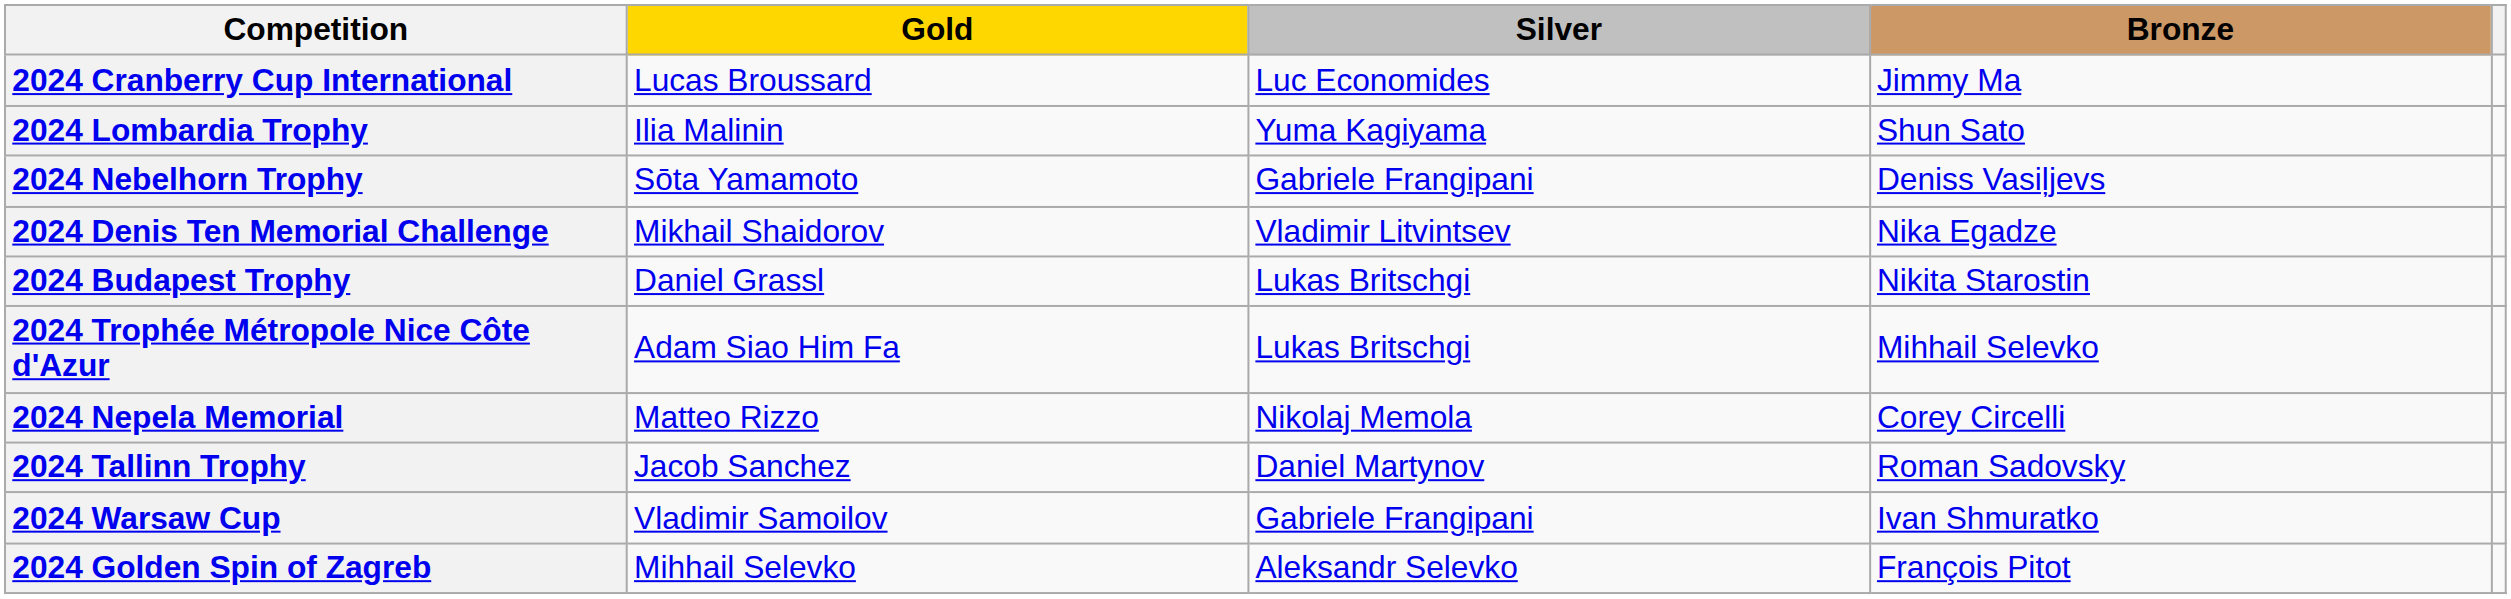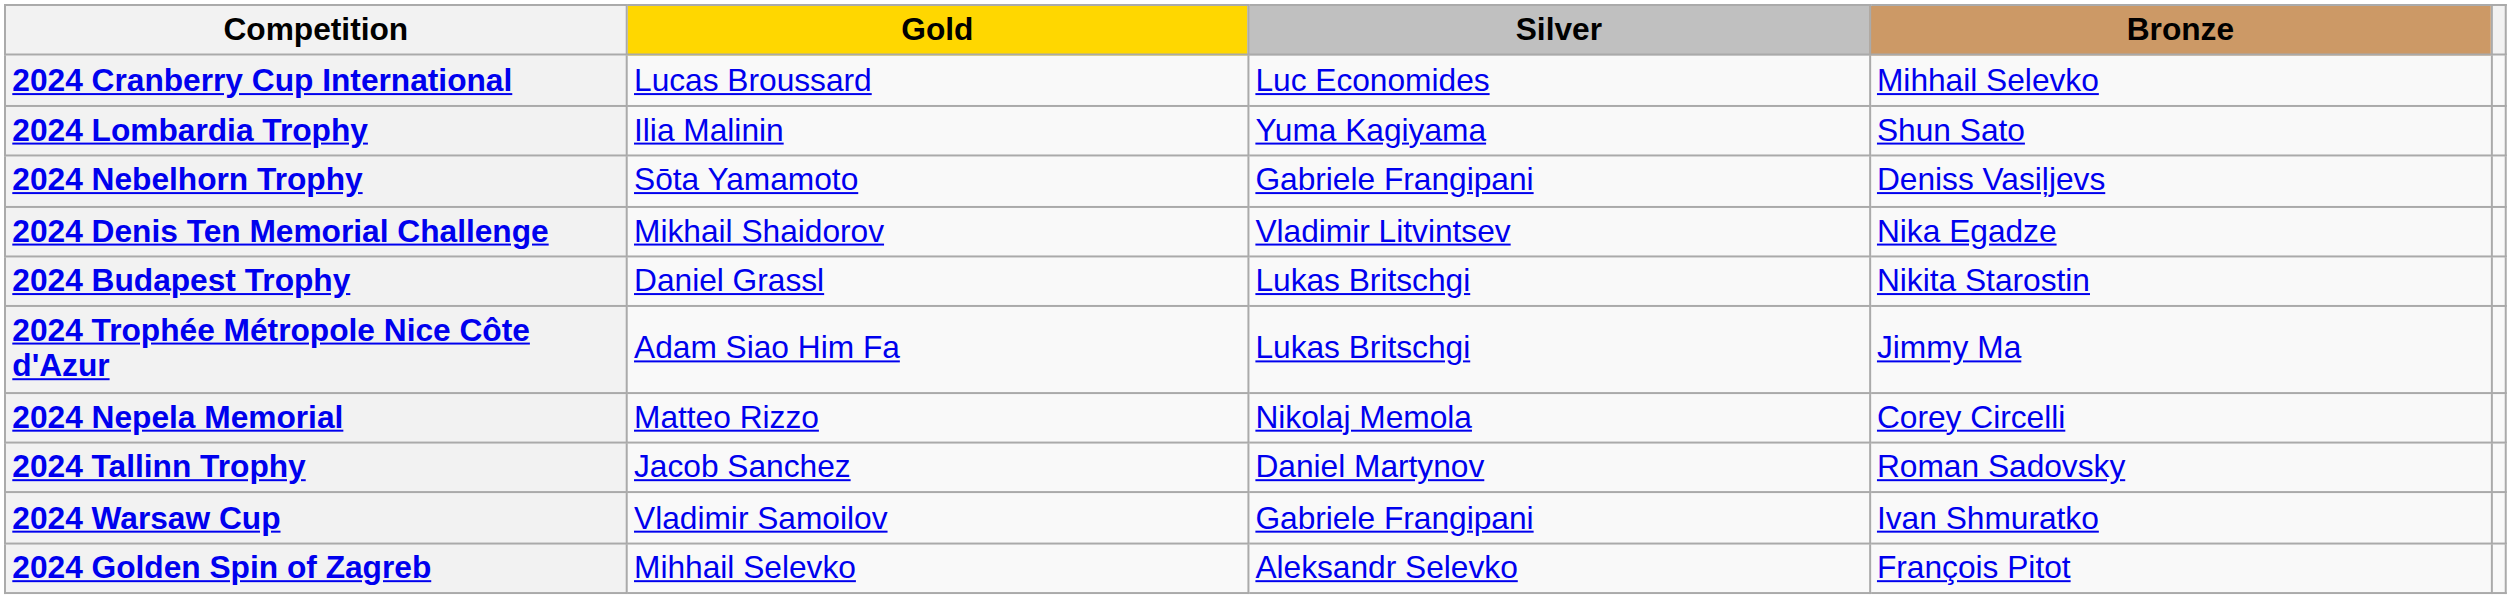(1949, 79) Jimmy Ma -> (1988, 79) Mihhail Selevko
(1988, 348) Mihhail Selevko -> (1949, 348) Jimmy Ma
